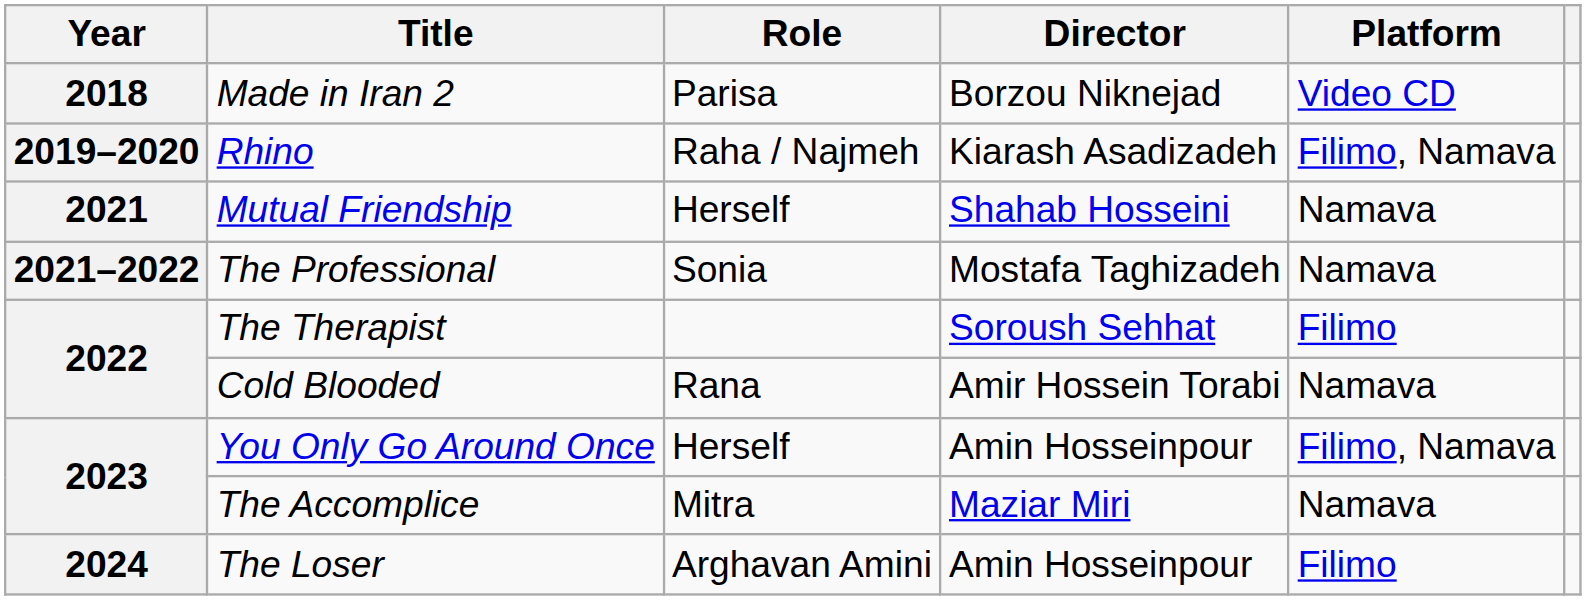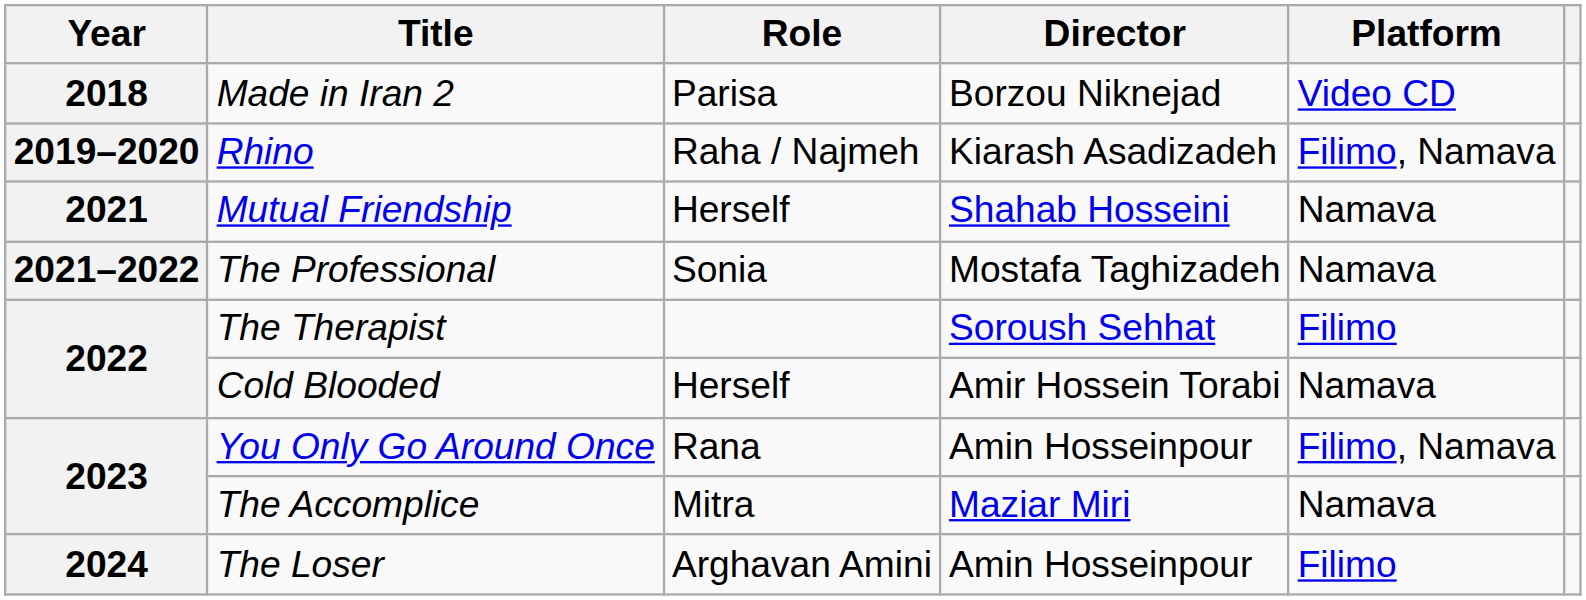(716, 387) Rana -> (731, 387) Herself
(731, 446) Herself -> (716, 446) Rana
